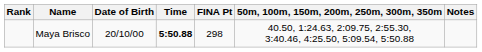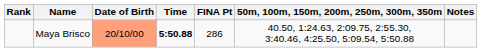(124, 33) no background -> (124, 33) lightsalmon background
(215, 33) 298 -> (215, 33) 286
